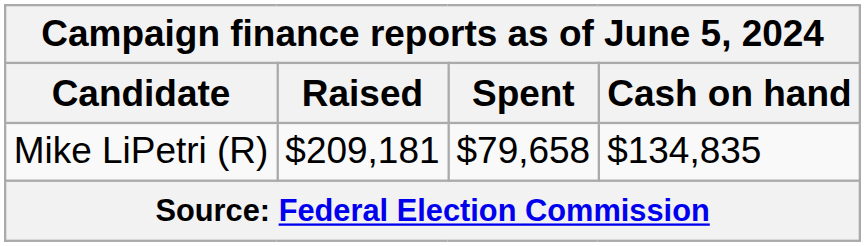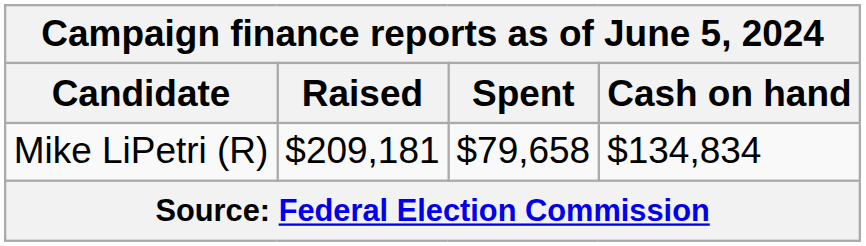(684, 151) $134,835 -> (684, 151) $134,834
